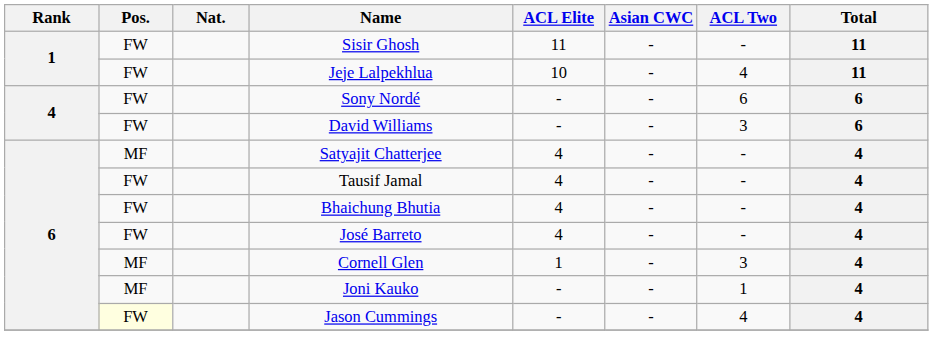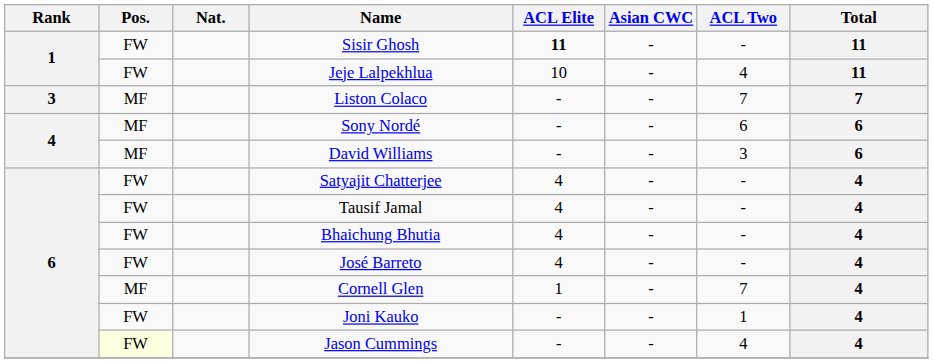(559, 44) normal -> (559, 44) bold
+ row: (381, 99)
(136, 99) FW -> (136, 126) MF
(136, 126) FW -> (136, 153) MF
(136, 153) MF -> (136, 180) FW
(743, 262) 3 -> (743, 289) 7
(136, 289) MF -> (136, 316) FW
